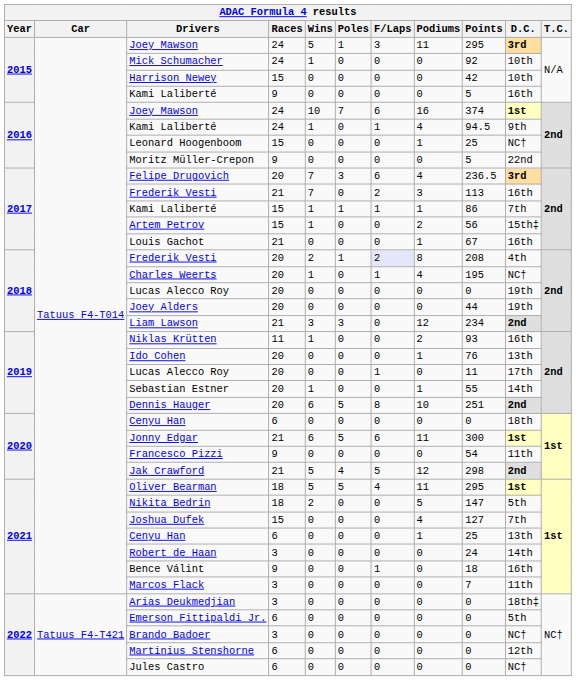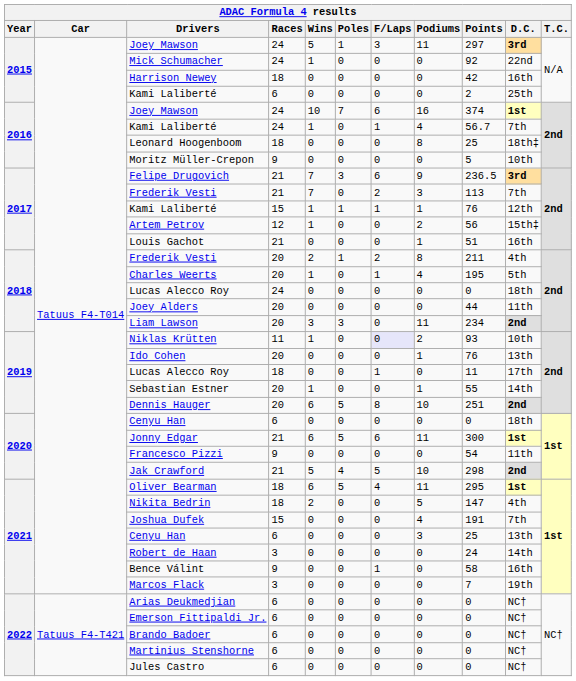(475, 45) 295 -> (475, 45) 297
(520, 62) 10th -> (520, 62) 22nd
(278, 78) 15 -> (278, 78) 18
(520, 78) 10th -> (520, 78) 16th
(275, 95) 9 -> (275, 95) 6
(468, 95) 5 -> (468, 95) 2
(520, 95) 16th -> (520, 95) 25th
(478, 127) 94.5 -> (478, 127) 56.7
(517, 127) 9th -> (517, 127) 7th
(278, 144) 15 -> (278, 144) 18
(420, 144) 1 -> (420, 144) 8
(517, 144) NC† -> (523, 144) 18th‡
(520, 160) 22nd -> (520, 160) 10th
(278, 176) 20 -> (278, 176) 21
(420, 176) 4 -> (420, 176) 9
(520, 193) 16th -> (517, 193) 7th
(471, 209) 86 -> (471, 209) 76
(517, 209) 7th -> (520, 209) 12th
(278, 225) 15 -> (278, 225) 12
(471, 242) 67 -> (471, 242) 51
(377, 258) lavender background -> (377, 258) no background
(475, 258) 208 -> (475, 258) 211
(517, 274) NC† -> (517, 274) 5th
(278, 291) 20 -> (278, 291) 24
(520, 291) 19th -> (520, 291) 18th
(520, 307) 19th -> (520, 307) 11th
(278, 324) 21 -> (278, 324) 20
(423, 324) 12 -> (423, 324) 11
(377, 340) no background -> (377, 340) lavender background
(520, 340) 16th -> (520, 340) 10th
(278, 373) 20 -> (278, 373) 18
(423, 471) 12 -> (423, 471) 10
(311, 487) 5 -> (311, 487) 6
(517, 504) 5th -> (517, 504) 4th
(475, 520) 127 -> (475, 520) 191
(420, 536) 1 -> (420, 536) 3
(471, 569) 18 -> (471, 569) 58
(520, 585) 11th -> (520, 585) 19th
(275, 602) 3 -> (275, 602) 6
(523, 602) 18th‡ -> (517, 602) NC†
(517, 618) 5th -> (517, 618) NC†
(275, 634) 3 -> (275, 634) 6
(520, 651) 12th -> (517, 651) NC†
